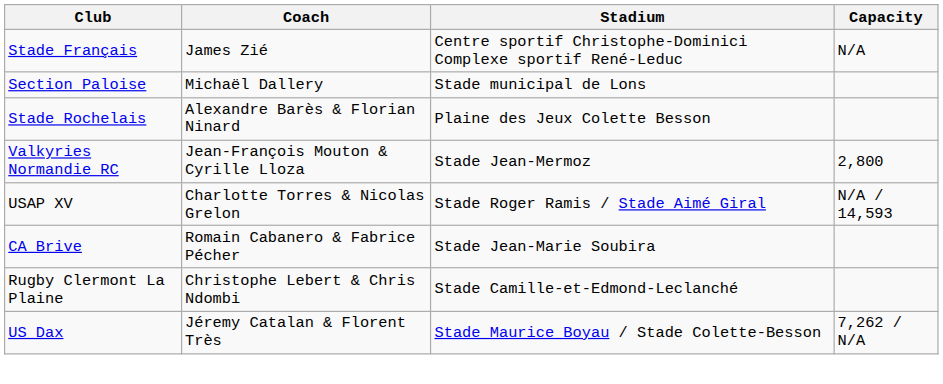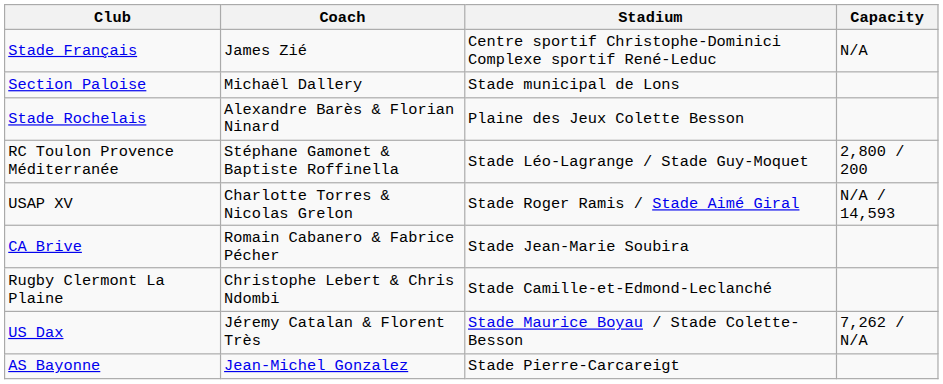+ row: (91, 161)
- row: (63, 161)
+ row: (54, 366)
